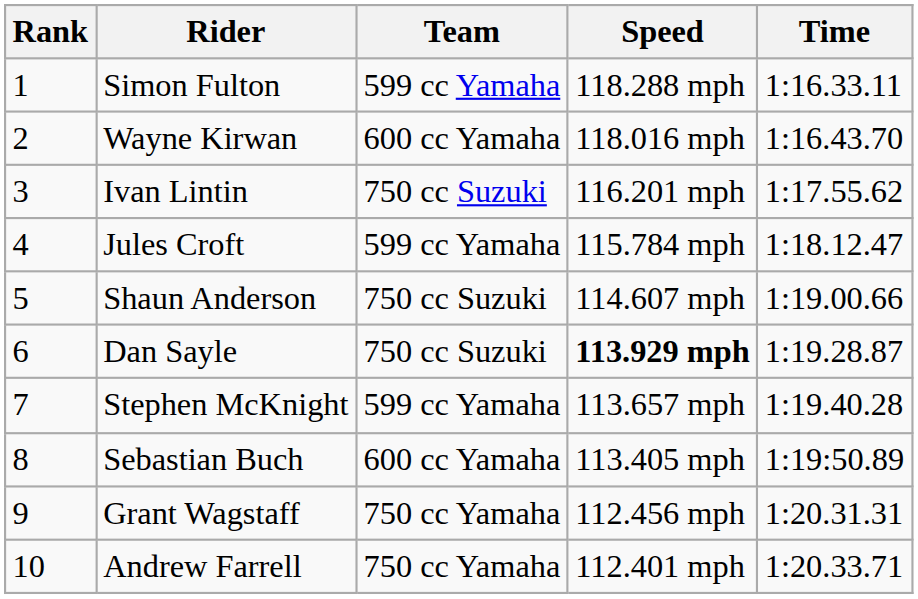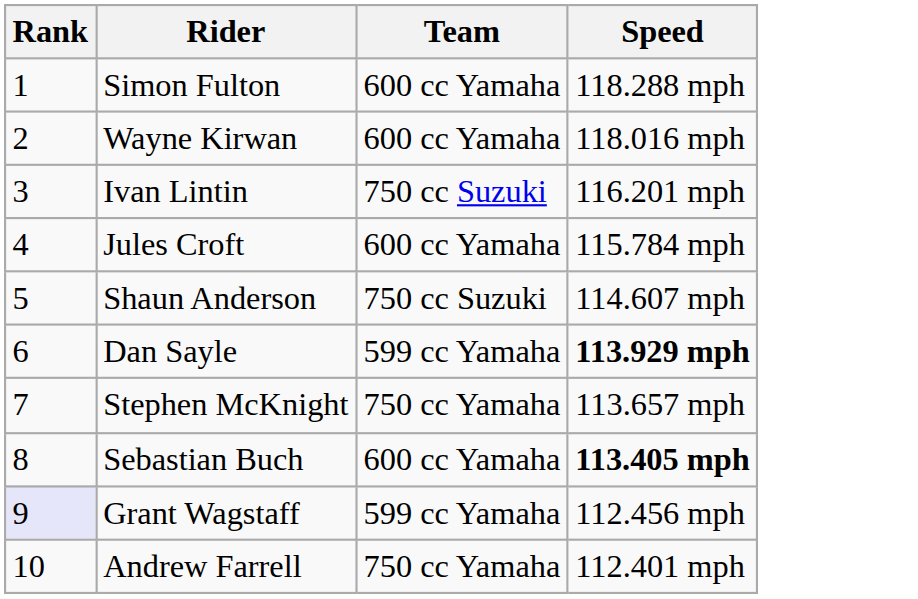- column: (834, 31)
(462, 84) 599 cc Yamaha -> (462, 84) 600 cc Yamaha
(462, 244) 599 cc Yamaha -> (462, 244) 600 cc Yamaha
(455, 351) 750 cc Suzuki -> (462, 351) 599 cc Yamaha
(462, 405) 599 cc Yamaha -> (462, 405) 750 cc Yamaha
(660, 458) normal -> (663, 458) bold
(21, 511) no background -> (21, 511) lavender background
(462, 511) 750 cc Yamaha -> (462, 511) 599 cc Yamaha
